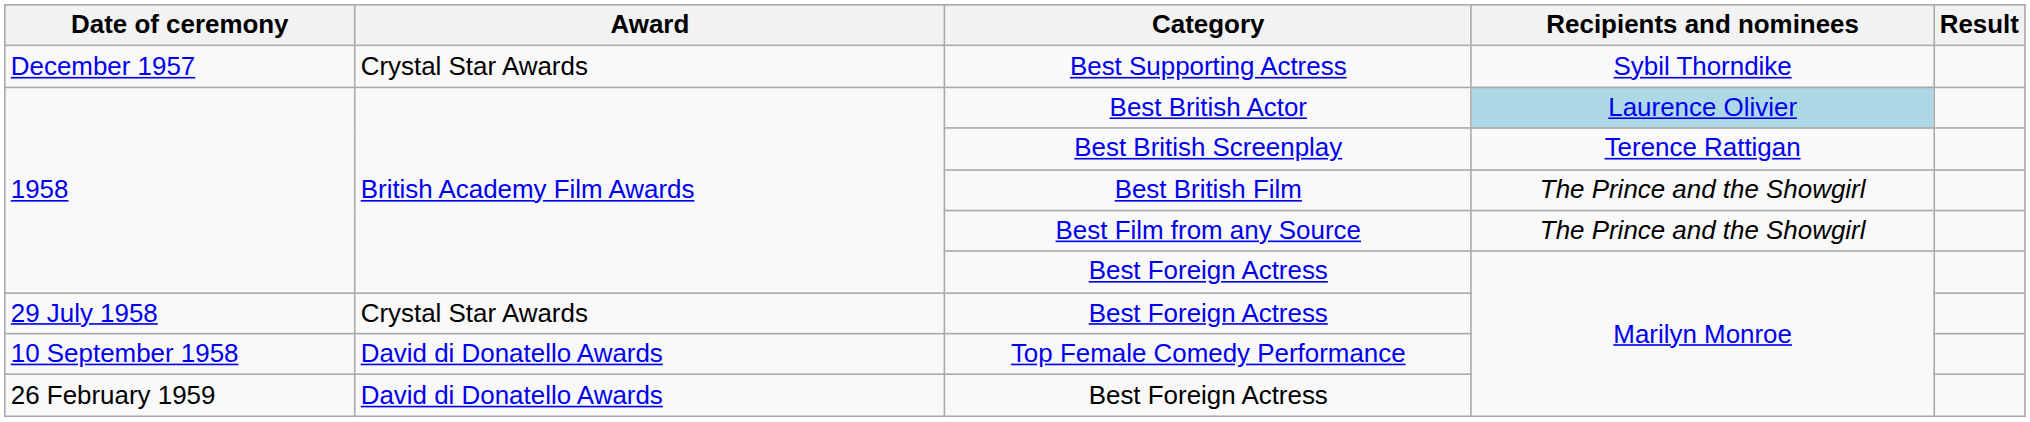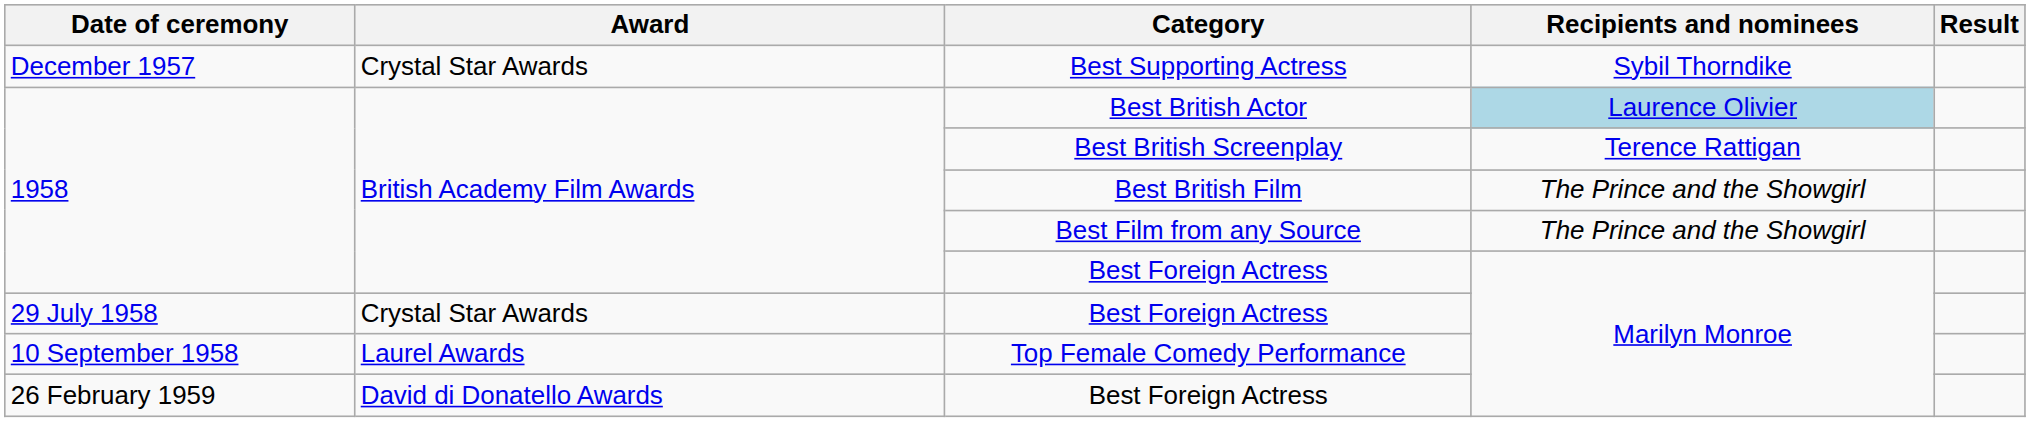(512, 353) David di Donatello Awards -> (443, 353) Laurel Awards
